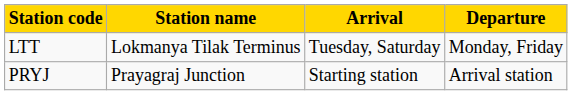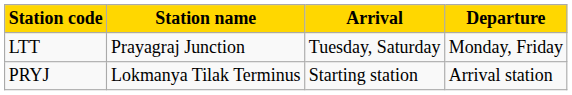(206, 47) Lokmanya Tilak Terminus -> (178, 47) Prayagraj Junction
(178, 75) Prayagraj Junction -> (206, 75) Lokmanya Tilak Terminus
